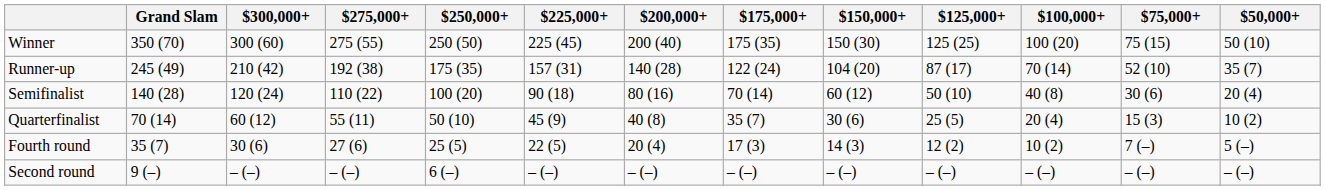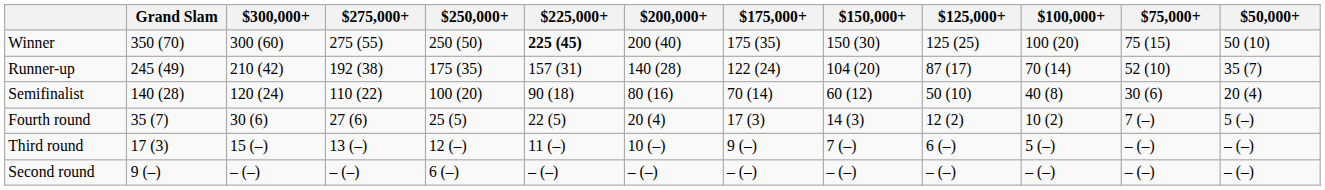(555, 42) normal -> (555, 42) bold
- row: (54, 120)
+ row: (46, 146)
